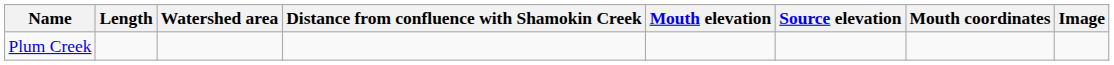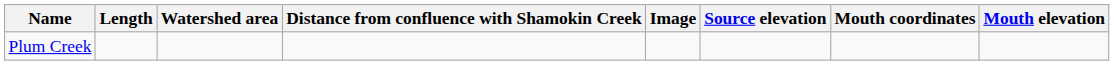columns swapped: (710, 18) <-> (1082, 18)
